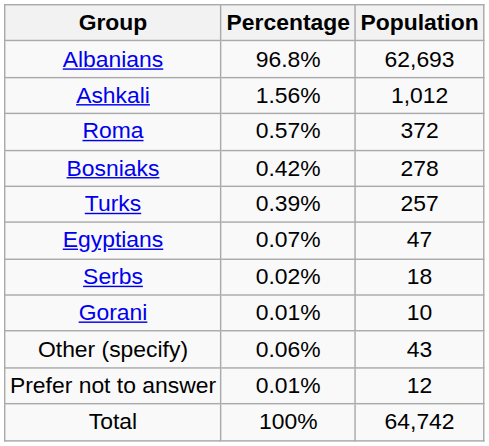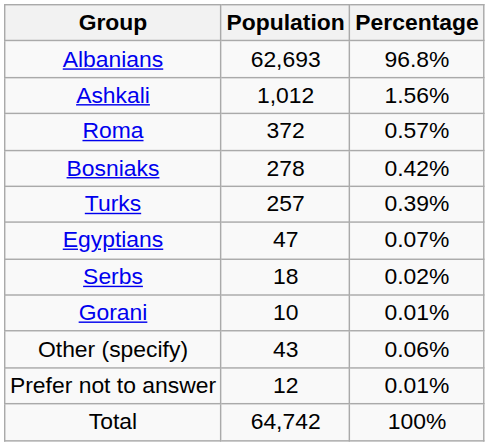columns swapped: (420, 22) <-> (288, 22)
